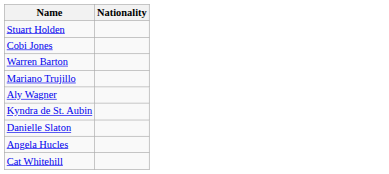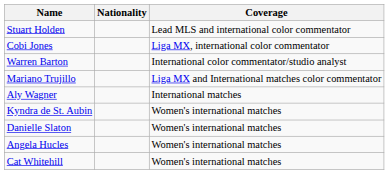+ column: (266, 12)
